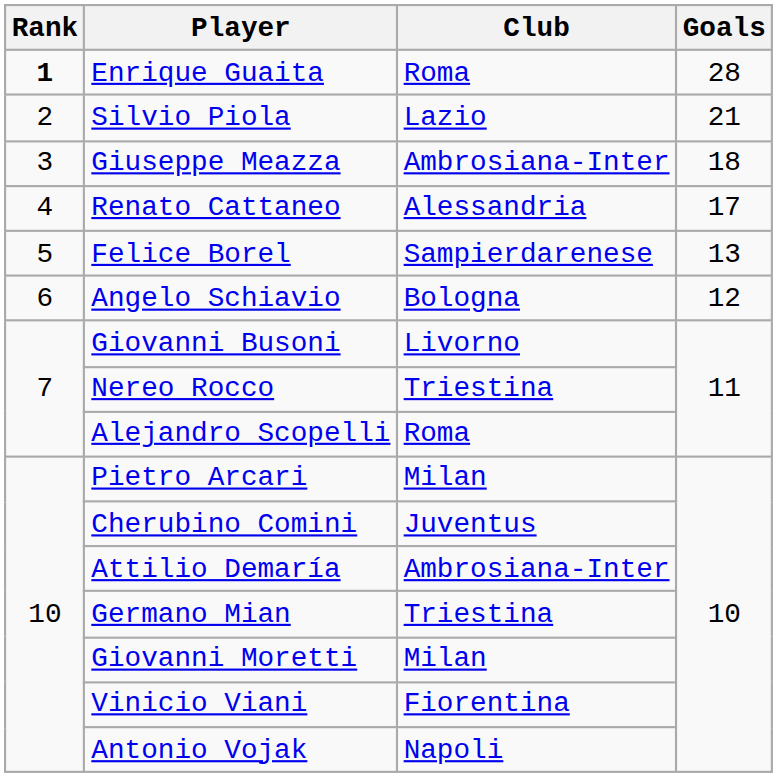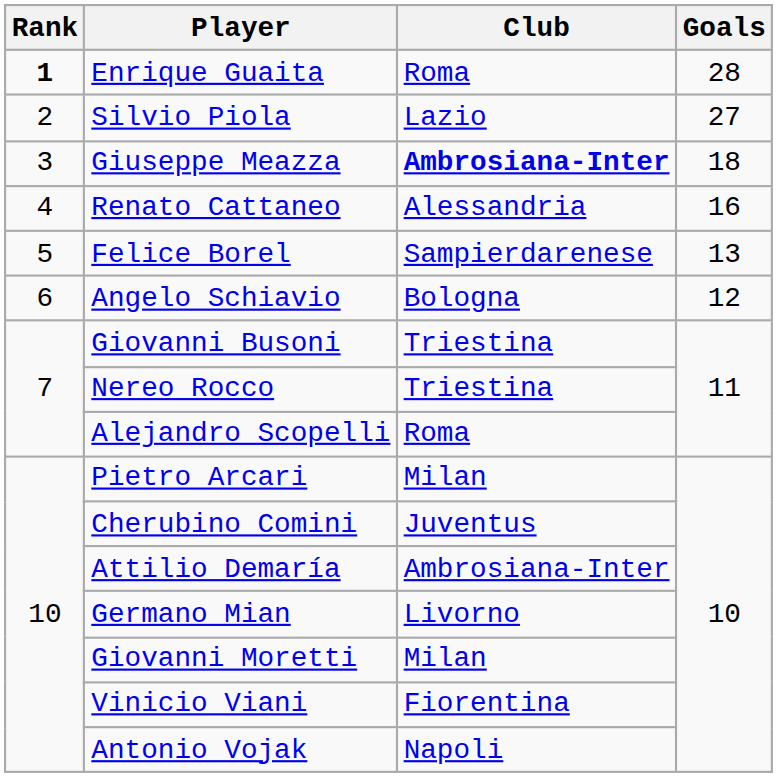(724, 118) 21 -> (724, 118) 27
(537, 163) normal -> (537, 163) bold
(724, 208) 17 -> (724, 208) 16
(462, 344) Livorno -> (478, 344) Triestina
(478, 614) Triestina -> (462, 614) Livorno
